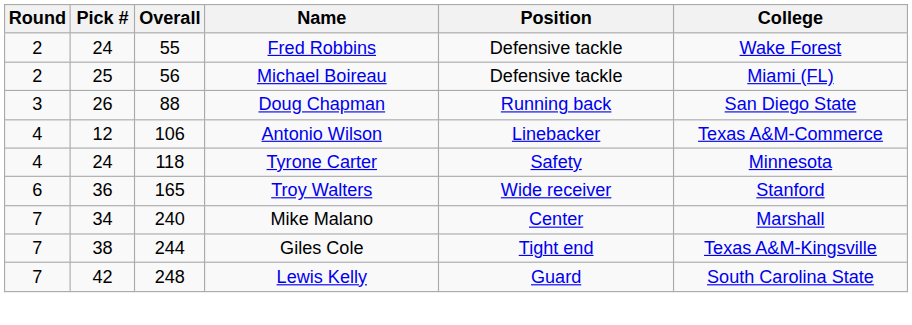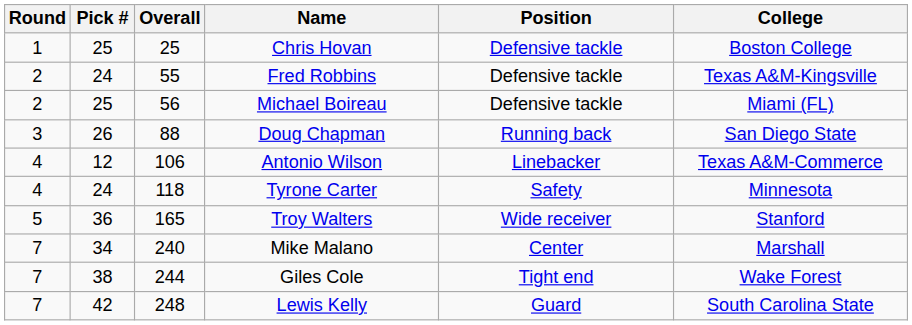+ row: (322, 47)
(790, 47) Wake Forest -> (790, 76) Texas A&M-Kingsville
(37, 190) 6 -> (37, 219) 5
(790, 248) Texas A&M-Kingsville -> (790, 276) Wake Forest
